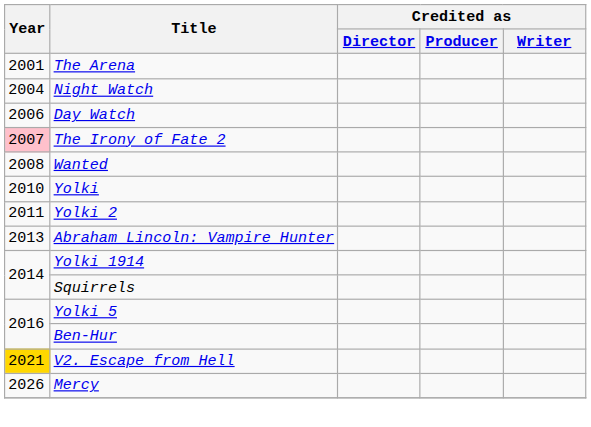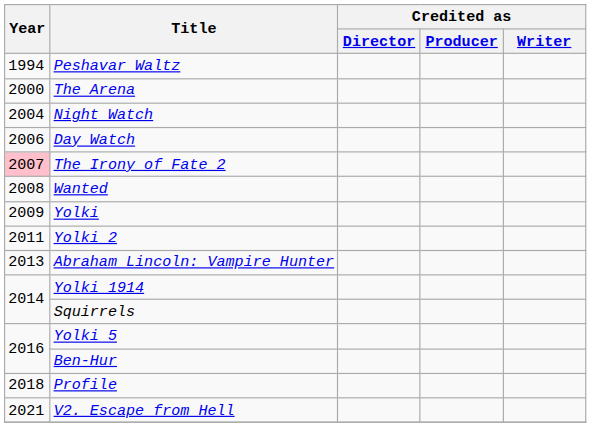+ row: (117, 66)
(26, 66) 2001 -> (26, 91) 2000
(26, 189) 2010 -> (26, 213) 2009
+ row: (85, 386)
(26, 361) gold background -> (26, 410) no background
- row: (76, 386)
